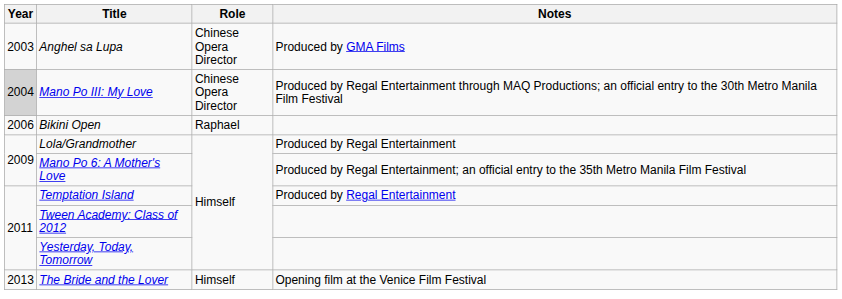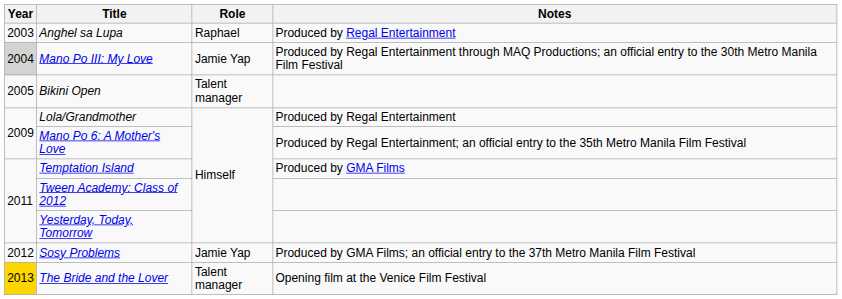(217, 46) Chinese Opera Director -> (217, 33) Raphael
(340, 46) Produced by GMA Films -> (365, 33) Produced by Regal Entertainment
(217, 92) Chinese Opera Director -> (223, 58) Jamie Yap
(20, 125) 2006 -> (20, 91) 2005
(217, 125) Raphael -> (219, 91) Talent manager
(365, 195) Produced by Regal Entertainment -> (340, 168) Produced by GMA Films
+ row: (80, 252)
(20, 279) no background -> (20, 278) gold background
(215, 279) Himself -> (219, 278) Talent manager
